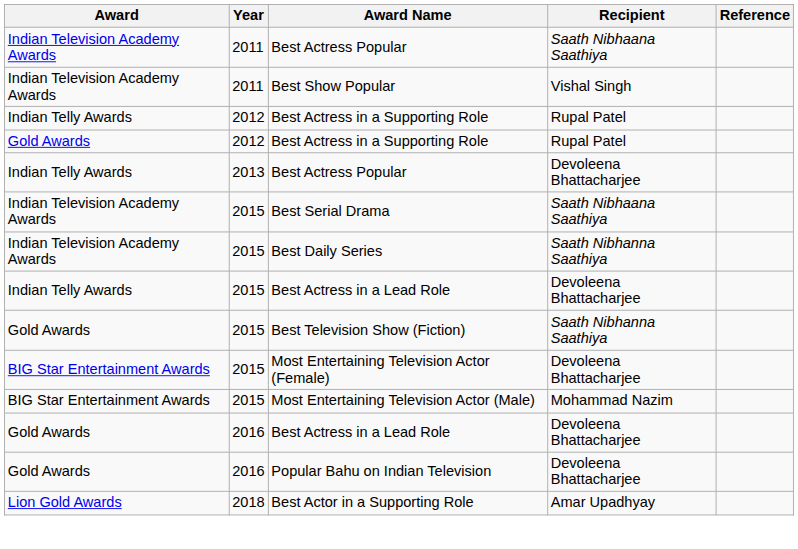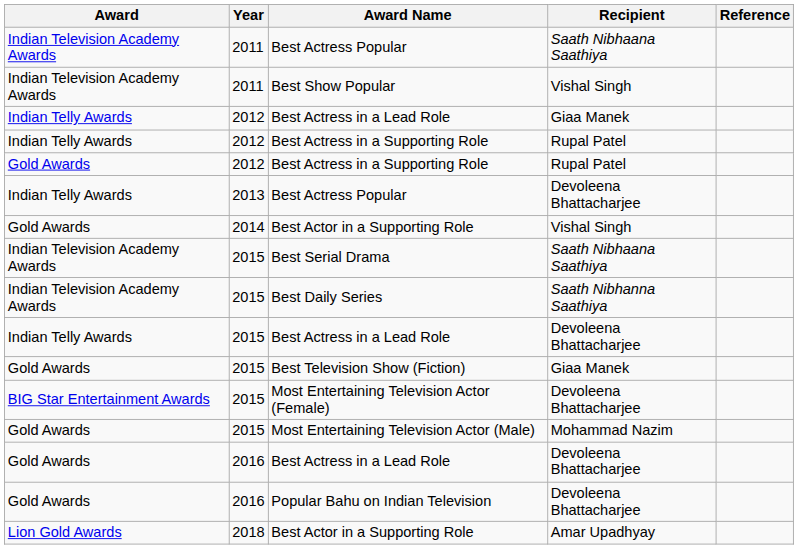+ row: (248, 118)
+ row: (248, 226)
(603, 330) Saath Nibhanna Saathiya -> (590, 368) Giaa Manek
(109, 401) BIG Star Entertainment Awards -> (49, 430) Gold Awards
